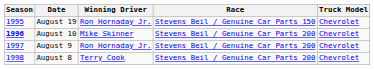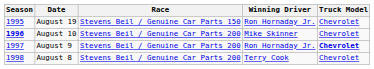columns swapped: (235, 11) <-> (116, 11)
(339, 47) normal -> (339, 47) bold
